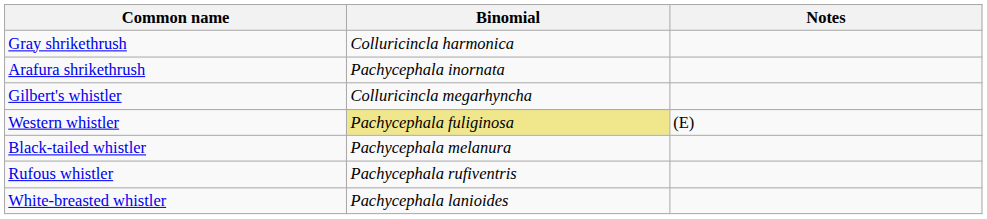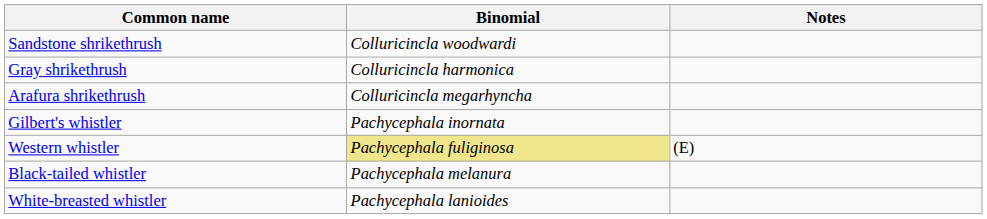+ row: (85, 43)
(428, 69) Pachycephala inornata -> (441, 95) Colluricincla megarhyncha
(441, 95) Colluricincla megarhyncha -> (428, 122) Pachycephala inornata
- row: (61, 174)
